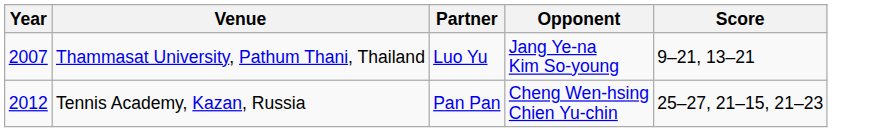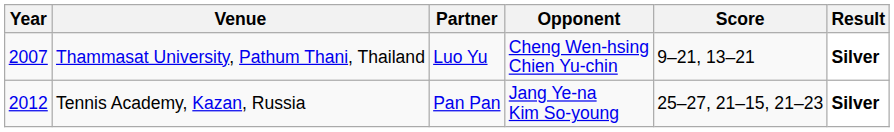+ column: (858, 19)
(564, 56) Jang Ye-na Kim So-young -> (579, 56) Cheng Wen-hsing Chien Yu-chin
(579, 104) Cheng Wen-hsing Chien Yu-chin -> (564, 104) Jang Ye-na Kim So-young
